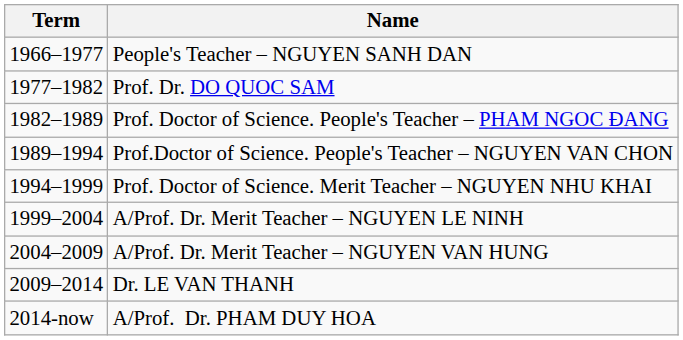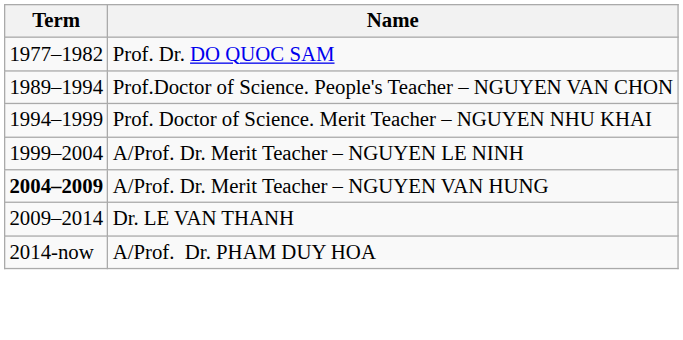- row: (292, 53)
- row: (391, 119)
(56, 251) normal -> (56, 185) bold
